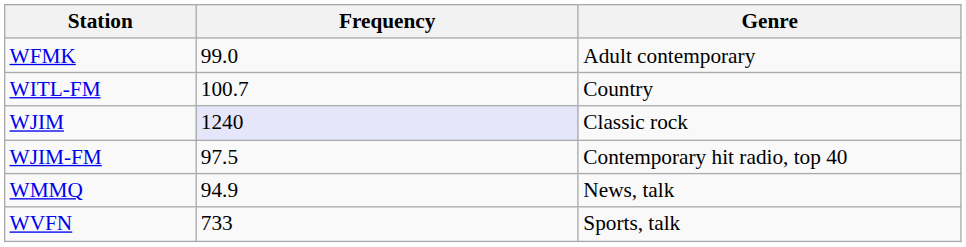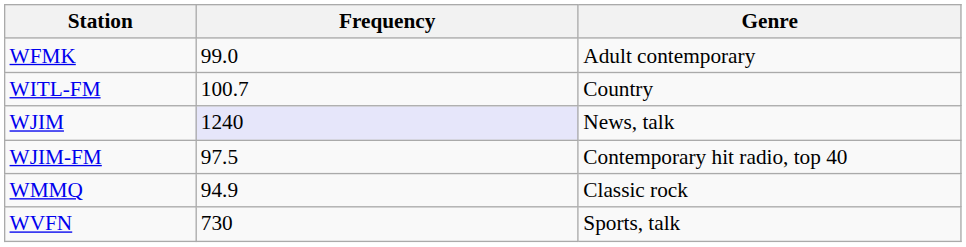(636, 122) Classic rock -> (629, 122) News, talk
(629, 190) News, talk -> (636, 190) Classic rock
(217, 223) 733 -> (217, 223) 730
